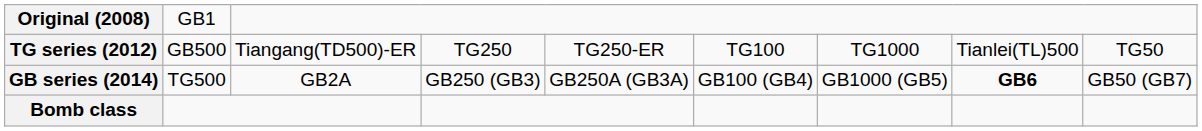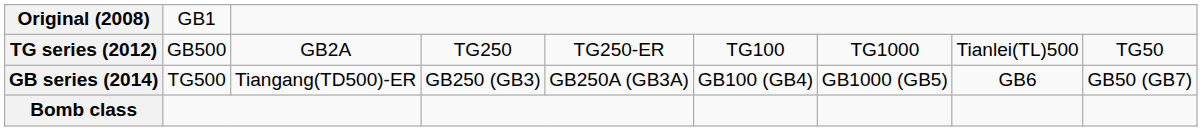(326, 49) Tiangang(TD500)-ER -> (326, 49) GB2A
(326, 79) GB2A -> (326, 79) Tiangang(TD500)-ER
(1018, 79) bold -> (1018, 79) normal
